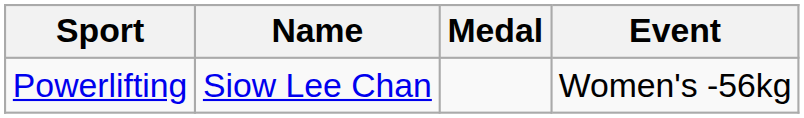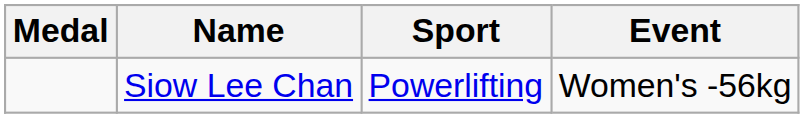columns swapped: (495, 31) <-> (100, 31)
